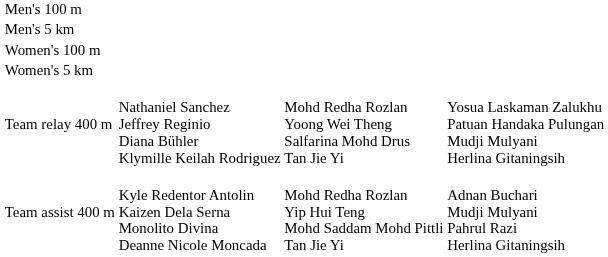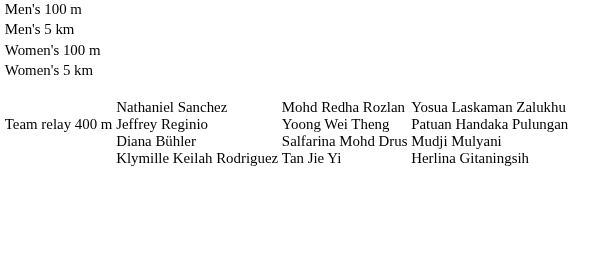- row: (60, 211)
